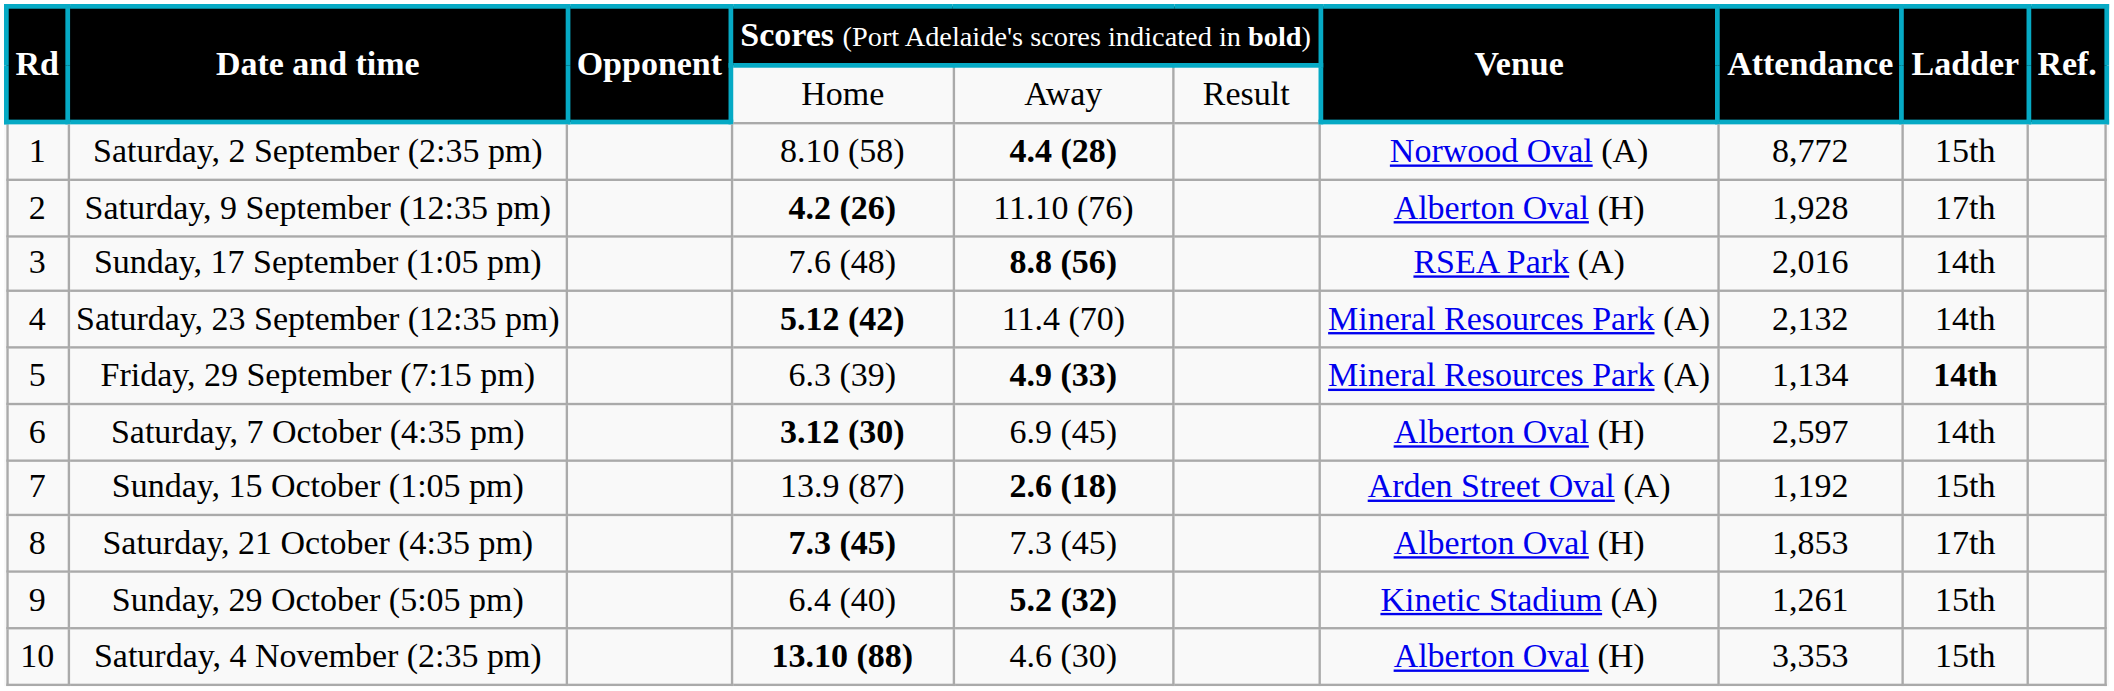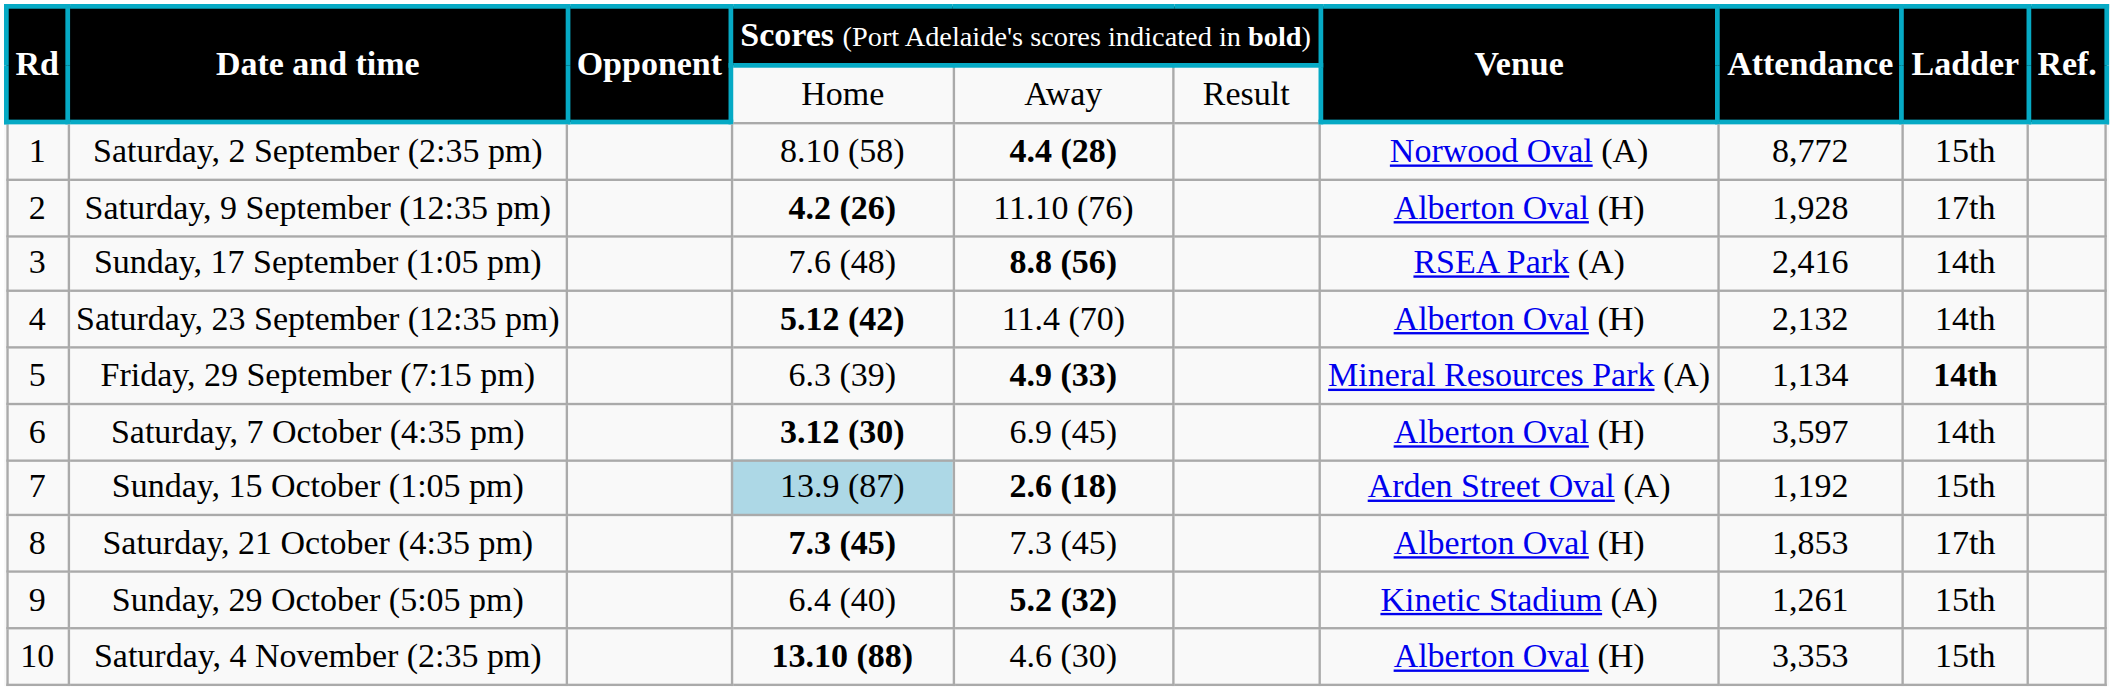(1810, 263) 2,016 -> (1810, 263) 2,416
(1519, 319) Mineral Resources Park (A) -> (1519, 319) Alberton Oval (H)
(1810, 431) 2,597 -> (1810, 431) 3,597
(842, 487) no background -> (842, 487) lightblue background
